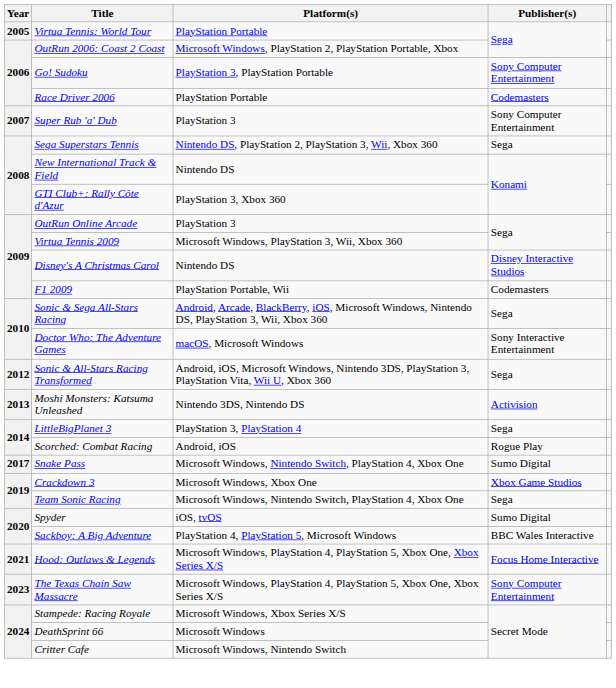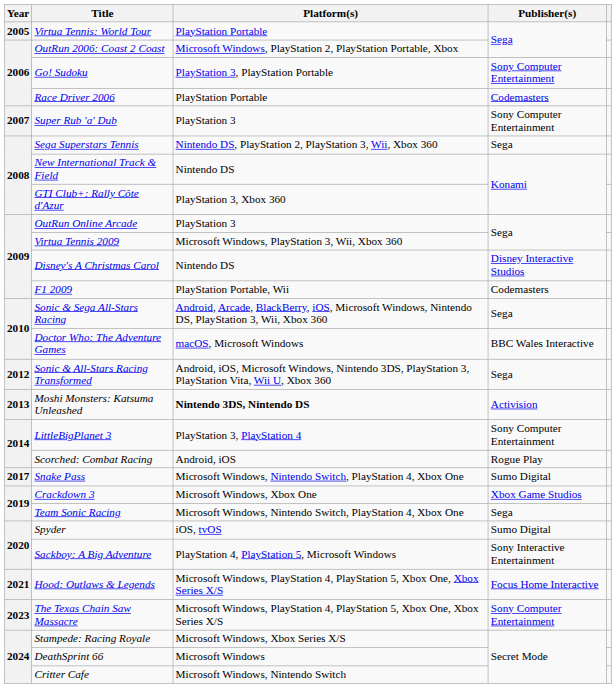(528, 343) Sony Interactive Entertainment -> (542, 343) BBC Wales Interactive
(240, 404) normal -> (242, 404) bold
(502, 428) Sega -> (526, 435) Sony Computer Entertainment
(542, 535) BBC Wales Interactive -> (528, 554) Sony Interactive Entertainment
